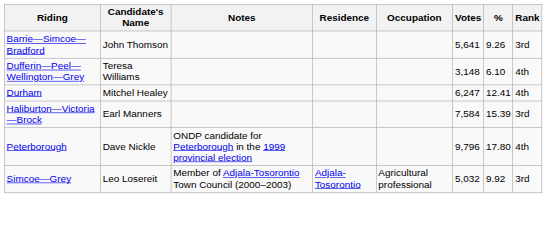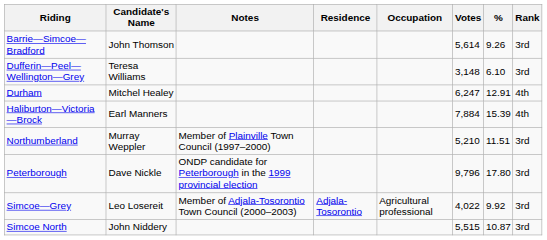(467, 44) 5,641 -> (467, 44) 5,614
(522, 71) 4th -> (522, 71) 3rd
(498, 93) 12.41 -> (498, 93) 12.91
(467, 114) 7,584 -> (467, 114) 7,884
(522, 114) 3rd -> (522, 114) 4th
+ row: (42, 141)
(522, 146) 4th -> (522, 173) 3rd
(467, 179) 5,032 -> (467, 206) 4,022
+ row: (37, 227)
